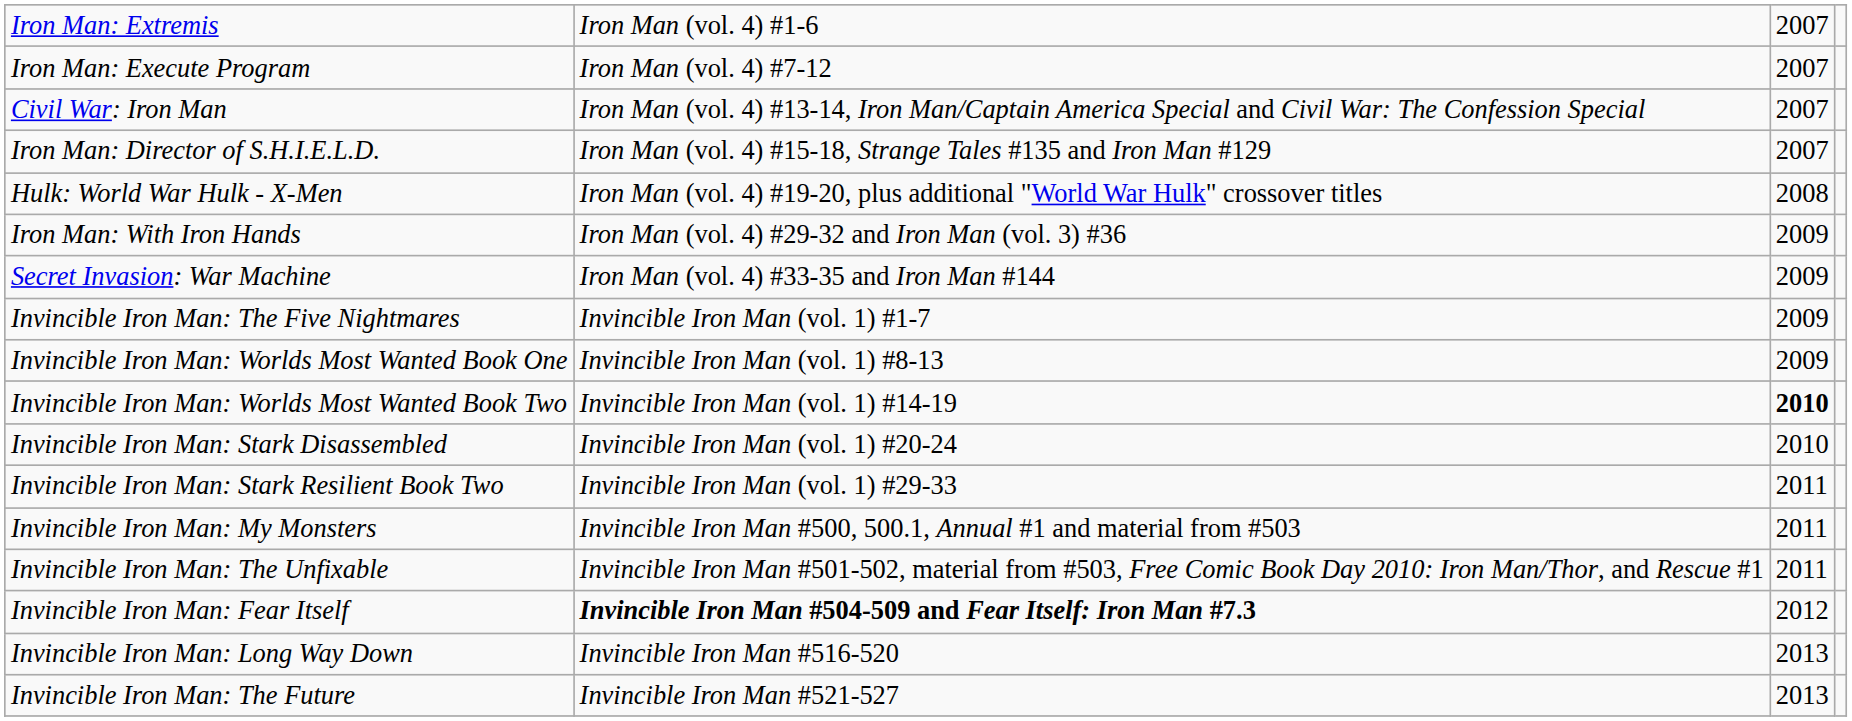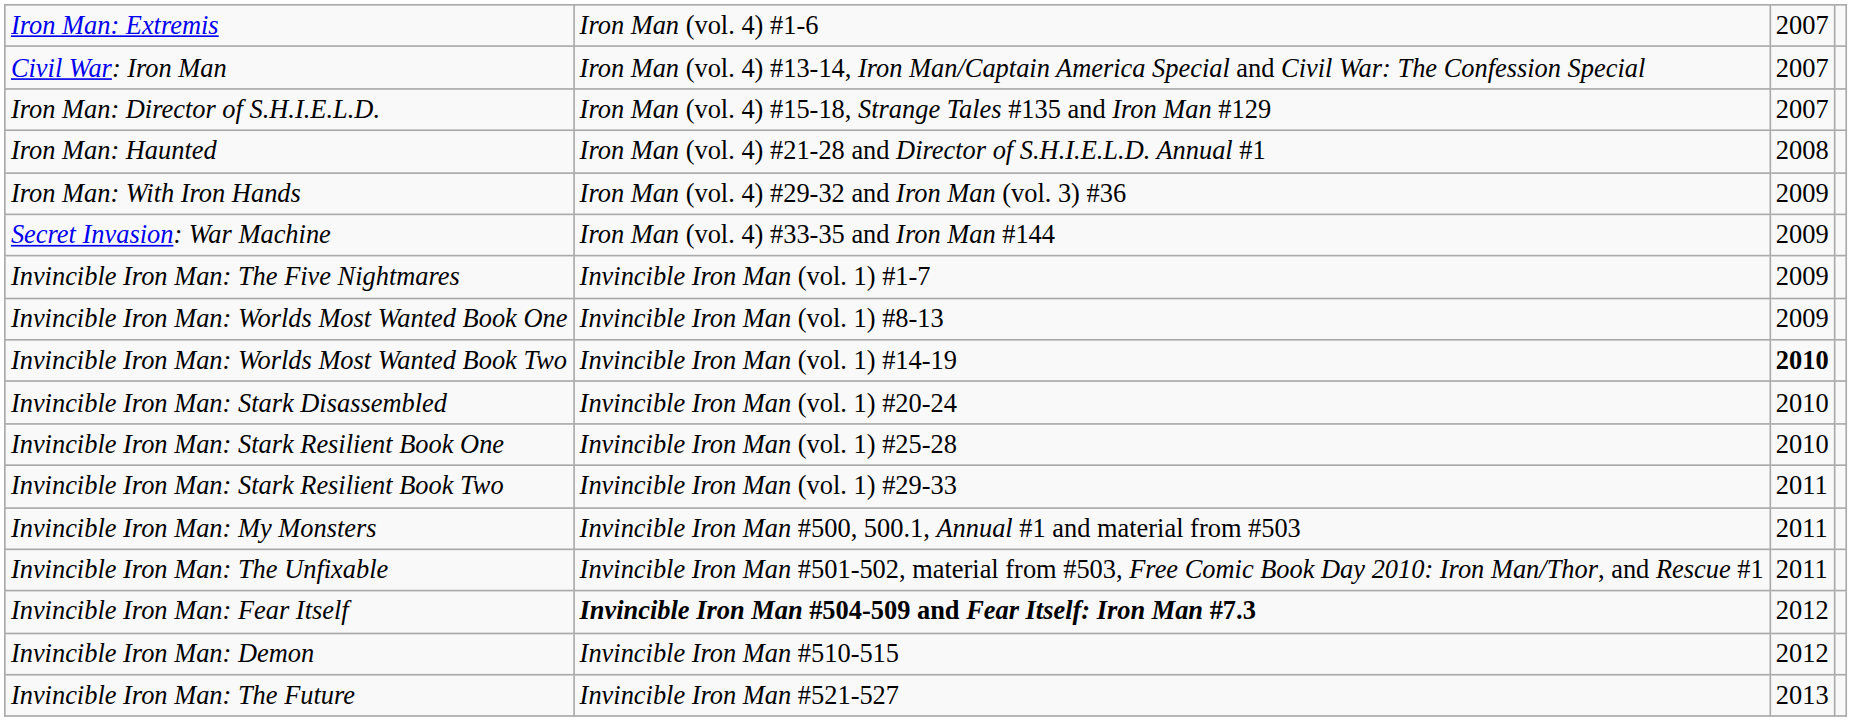- row: (161, 67)
- row: (177, 192)
+ row: (114, 151)
+ row: (257, 444)
+ row: (163, 653)
- row: (212, 653)
